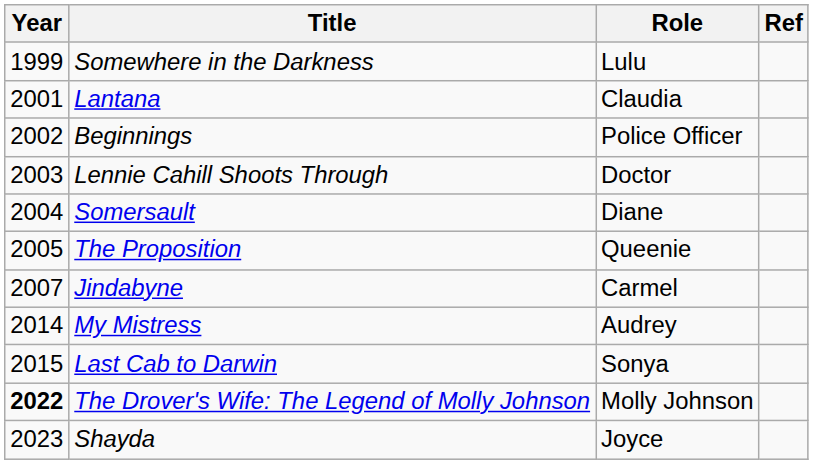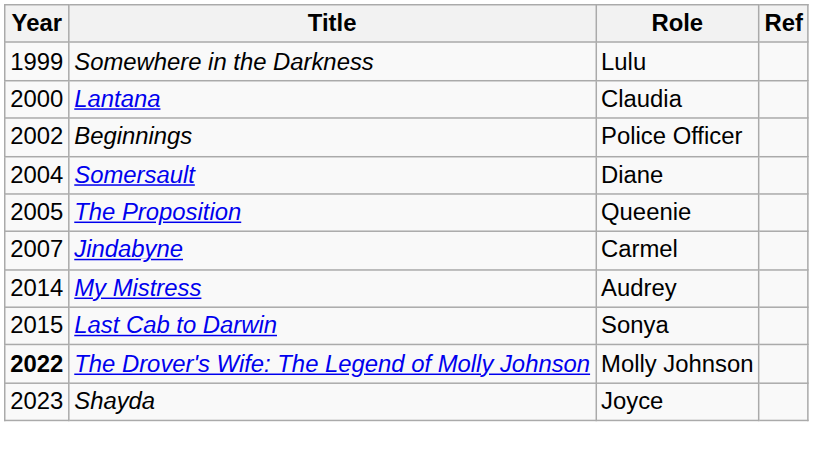(37, 99) 2001 -> (37, 99) 2000
- row: (231, 174)
